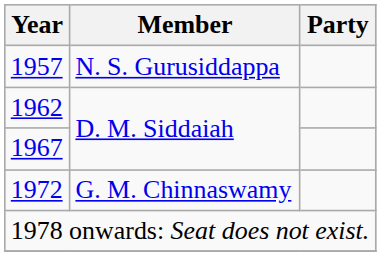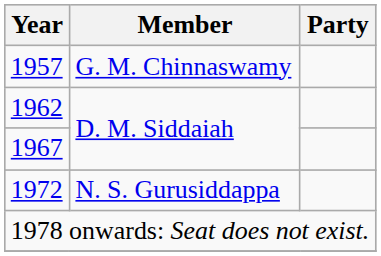(178, 66) N. S. Gurusiddappa -> (183, 66) G. M. Chinnaswamy
(183, 189) G. M. Chinnaswamy -> (178, 189) N. S. Gurusiddappa
